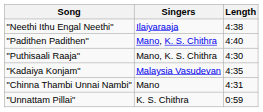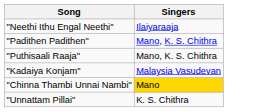- column: (241, 12)
(148, 85) no background -> (148, 85) gold background
